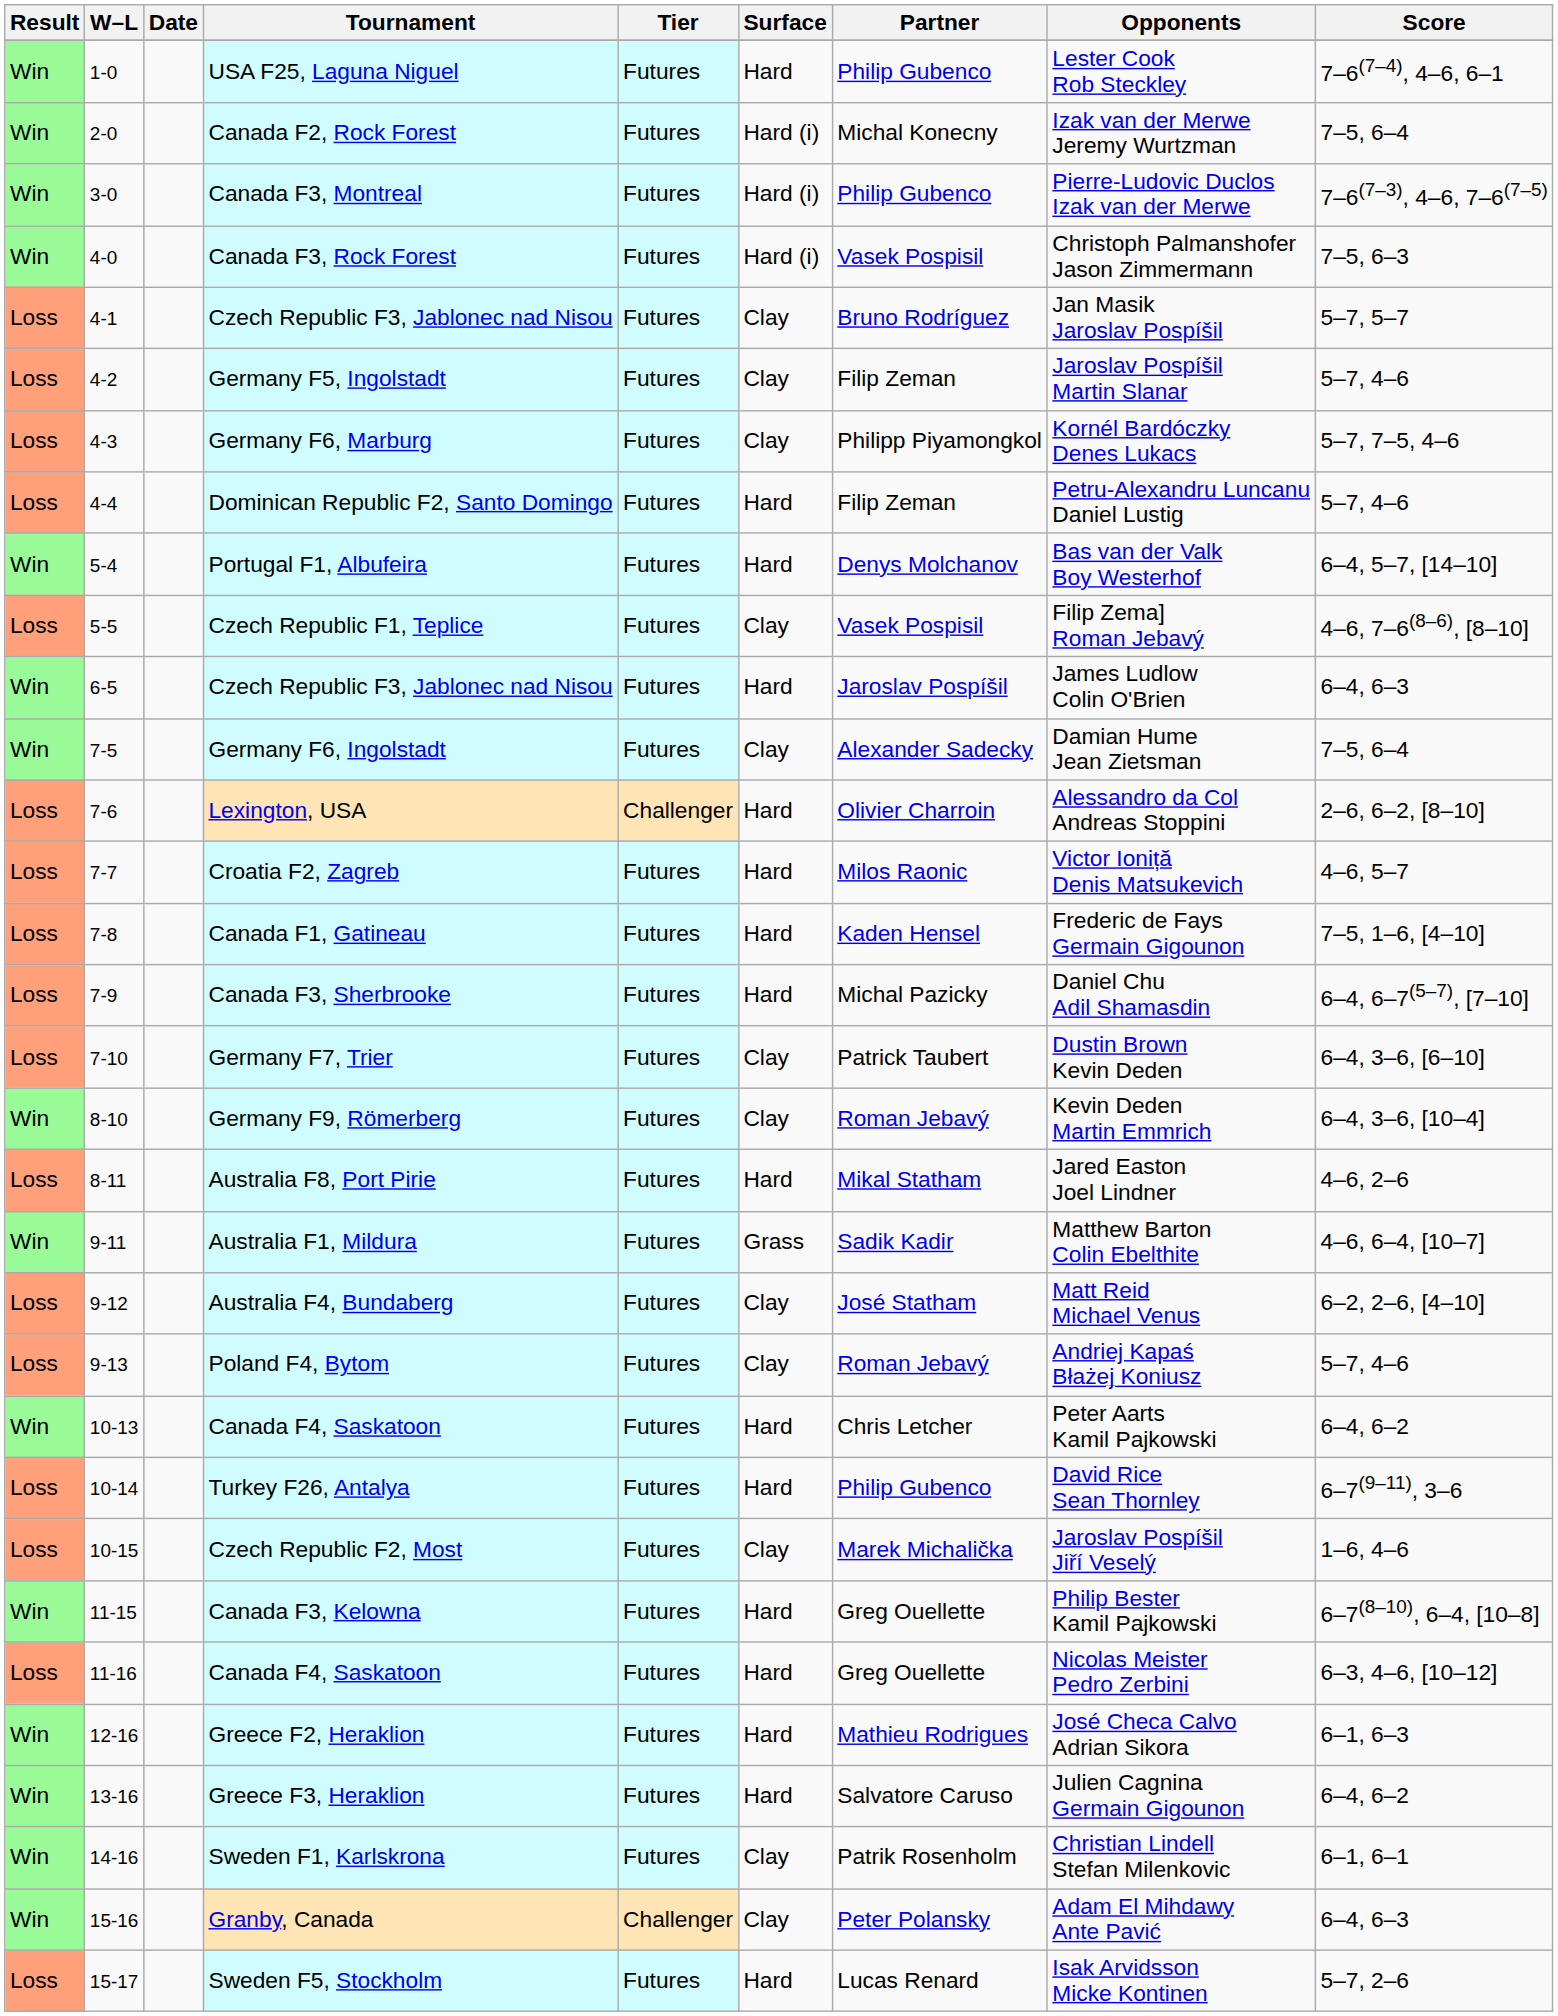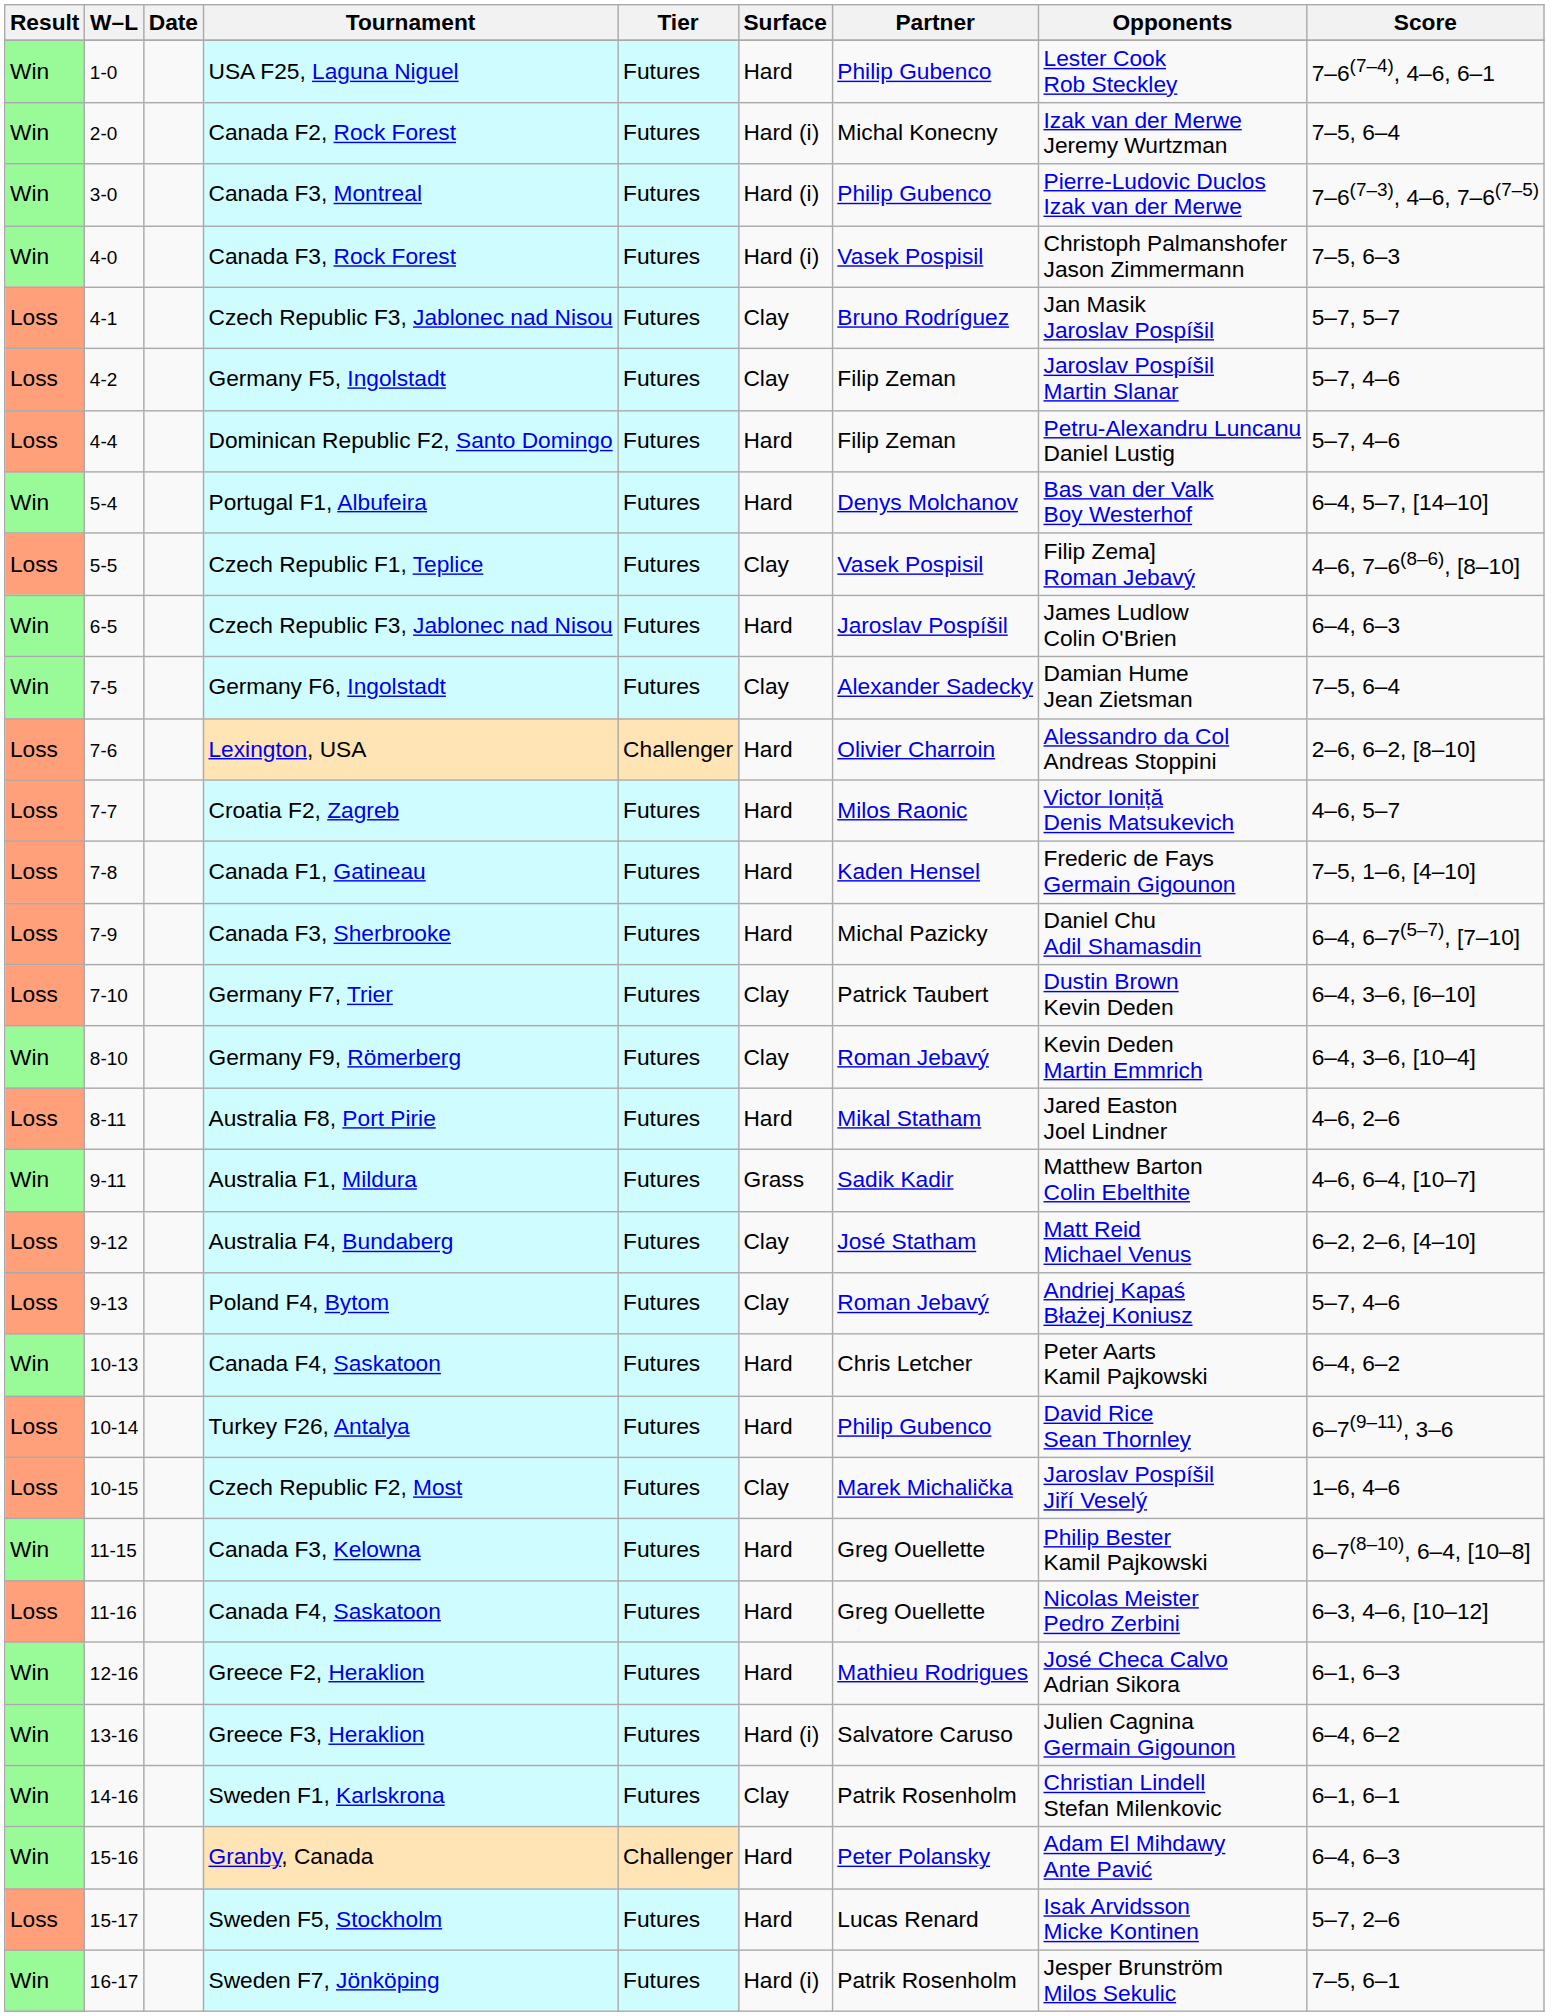- row: (104, 442)
(768, 1795) Hard -> (781, 1734) Hard (i)
(766, 1919) Clay -> (768, 1857) Hard
+ row: (114, 1982)
